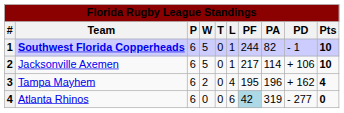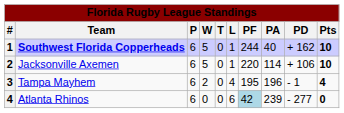(270, 47) 82 -> (270, 47) 40
(293, 47) - 1 -> (301, 47) + 162
(250, 64) 217 -> (250, 64) 220
(301, 82) + 162 -> (293, 82) - 1
(273, 99) 319 -> (273, 99) 239
